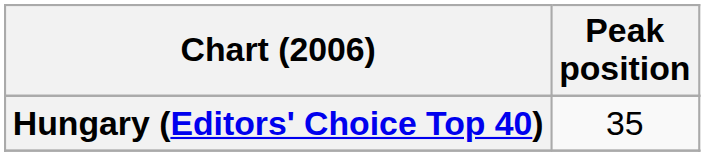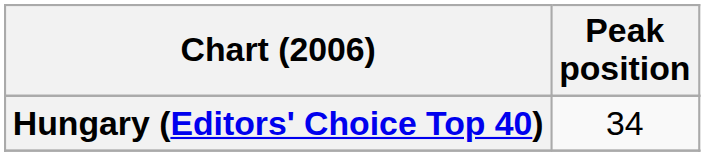(625, 122) 35 -> (625, 122) 34
